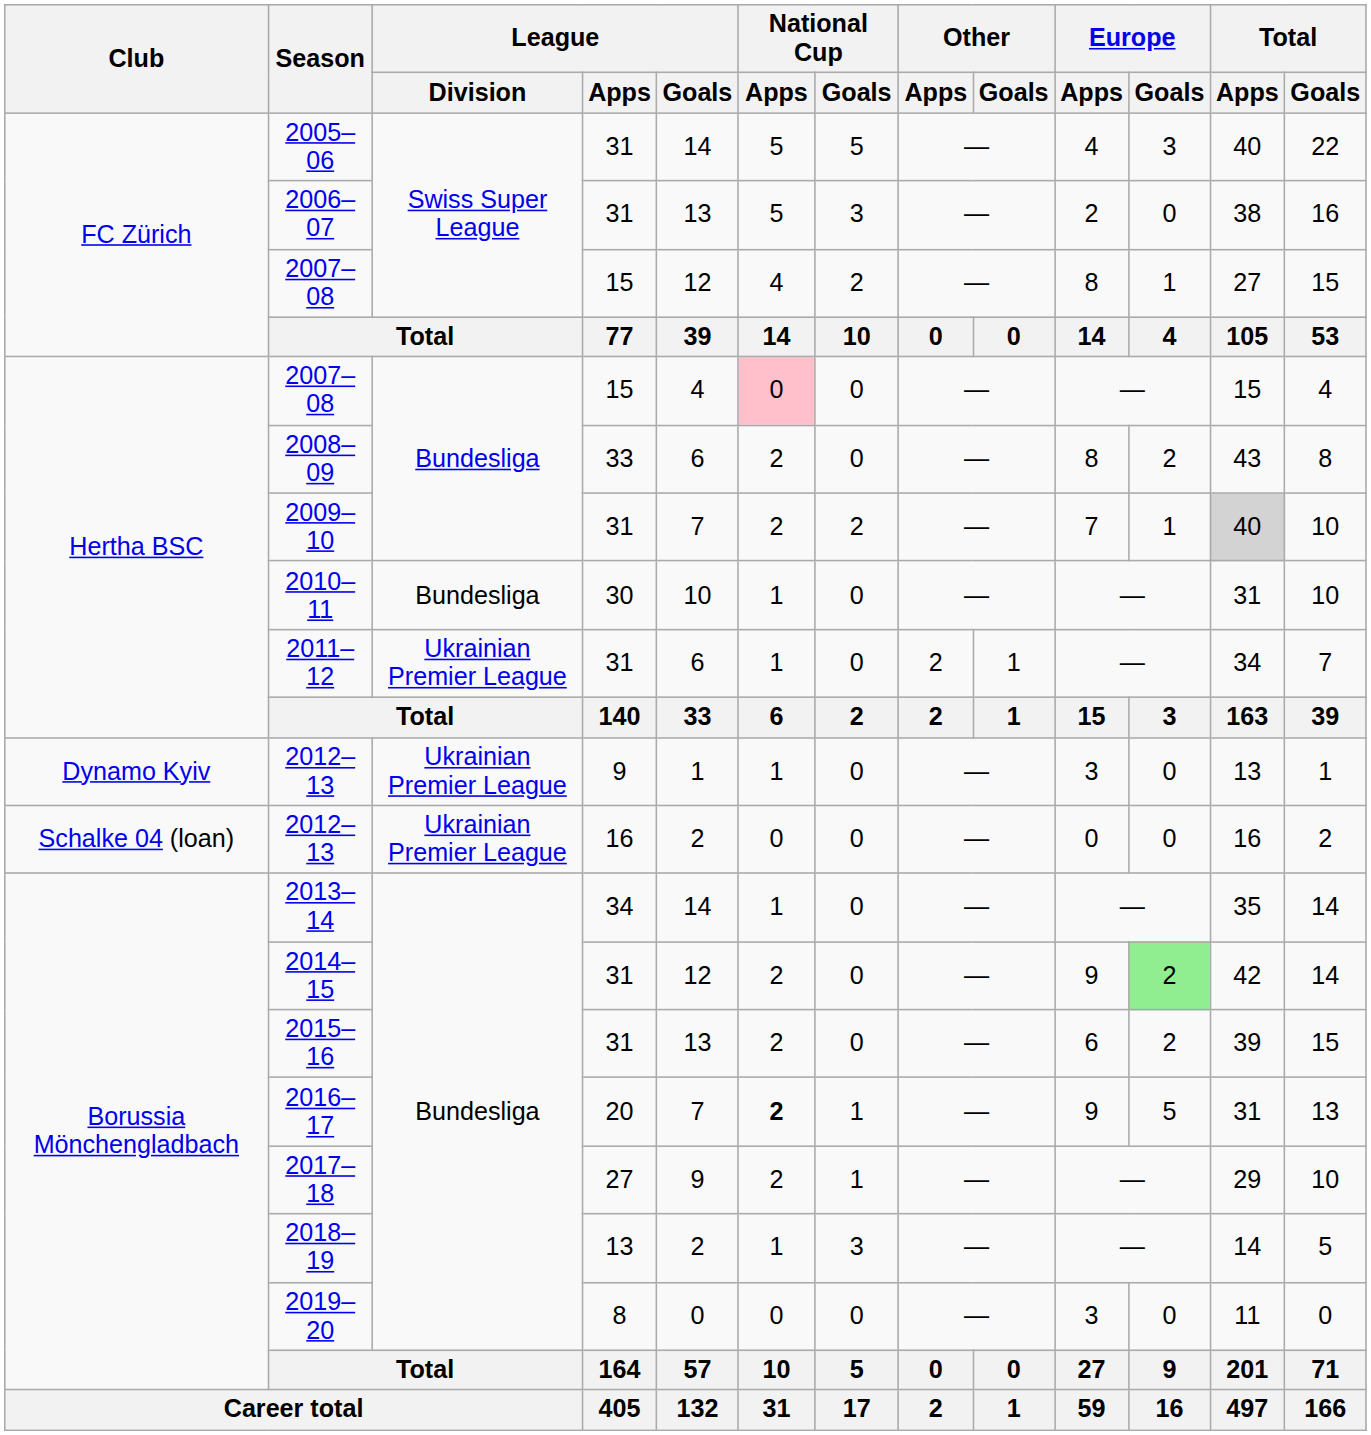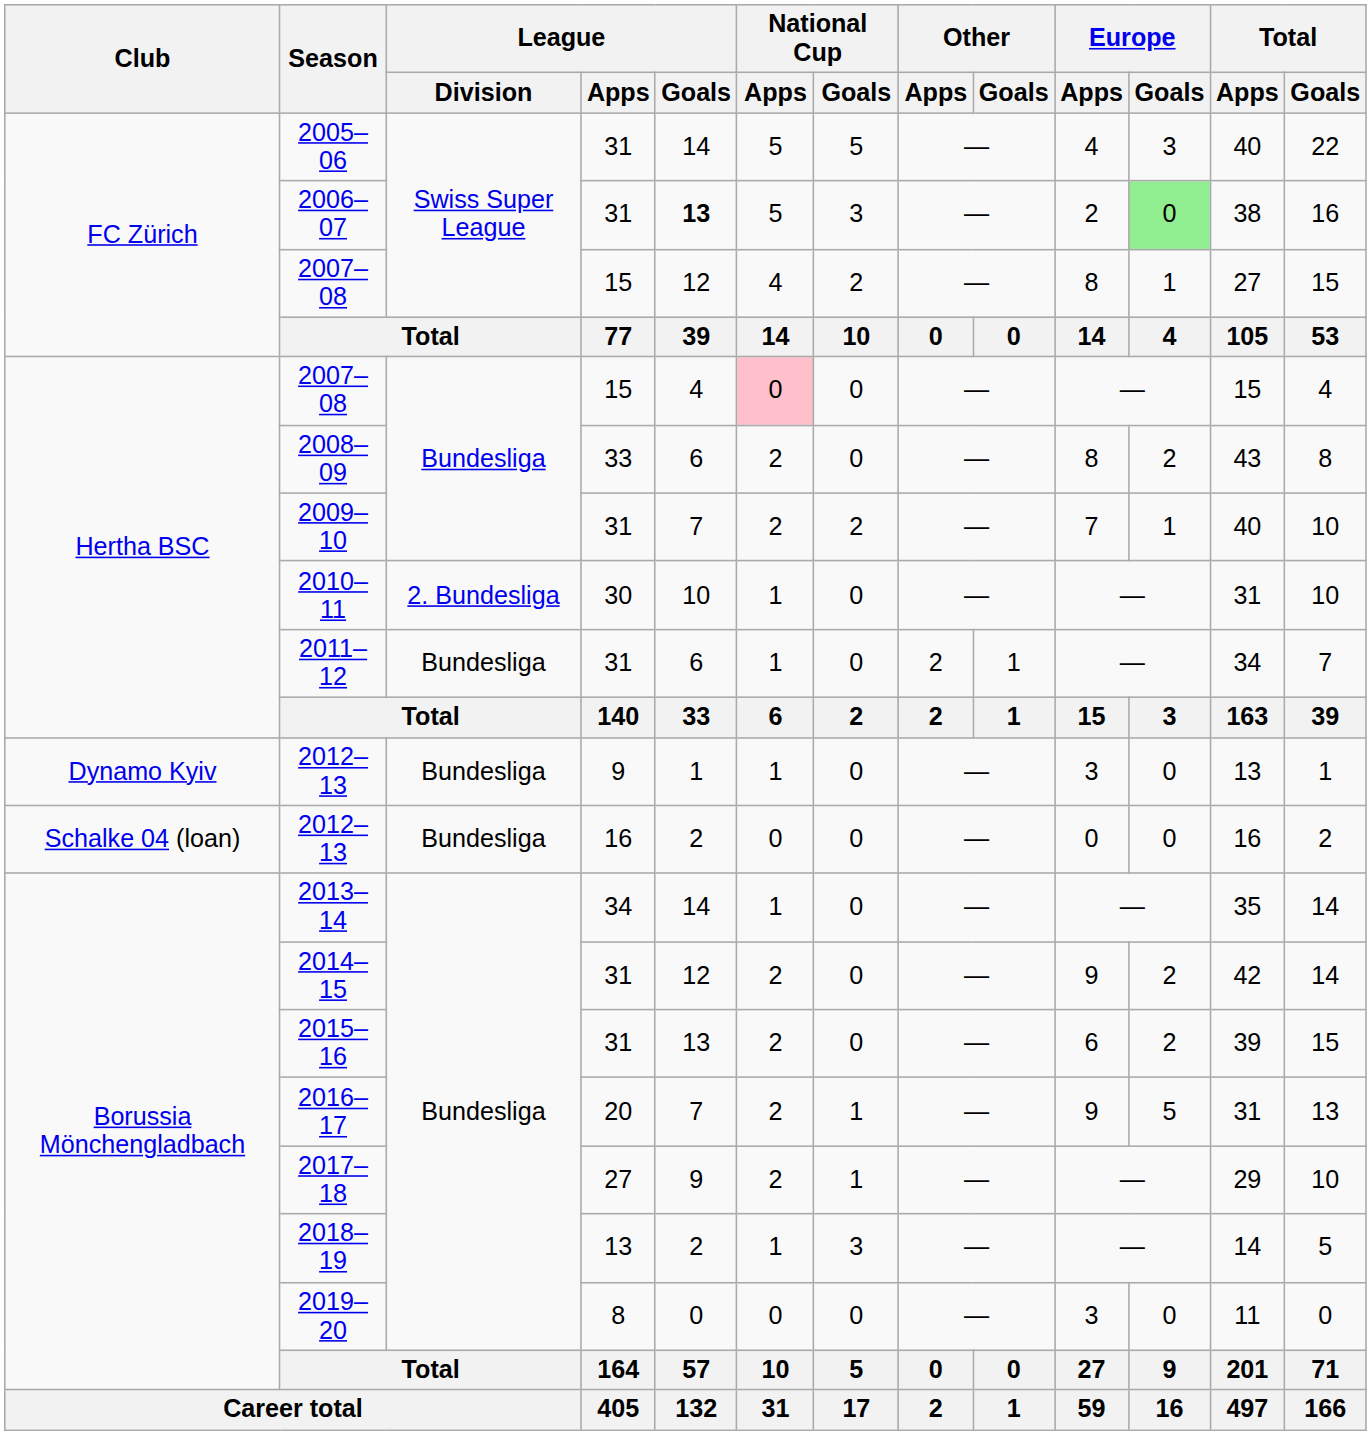(697, 214) normal -> (696, 214) bold
(1169, 214) no background -> (1169, 214) lightgreen background
(1247, 526) lightgrey background -> (1247, 526) no background
(477, 594) Bundesliga -> (483, 594) 2. Bundesliga
(477, 663) Ukrainian Premier League -> (483, 663) Bundesliga
(477, 770) Ukrainian Premier League -> (483, 770) Bundesliga
(477, 839) Ukrainian Premier League -> (483, 839) Bundesliga
(1169, 975) lightgreen background -> (1169, 975) no background
(776, 1111) bold -> (775, 1111) normal
